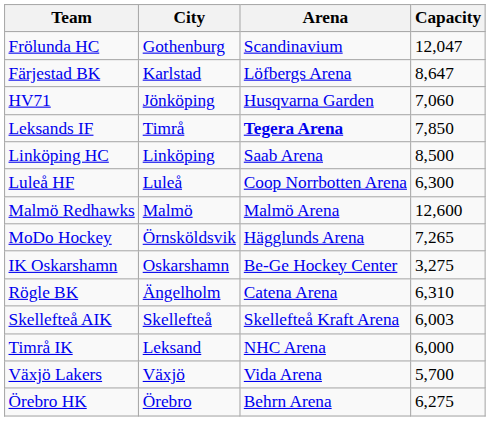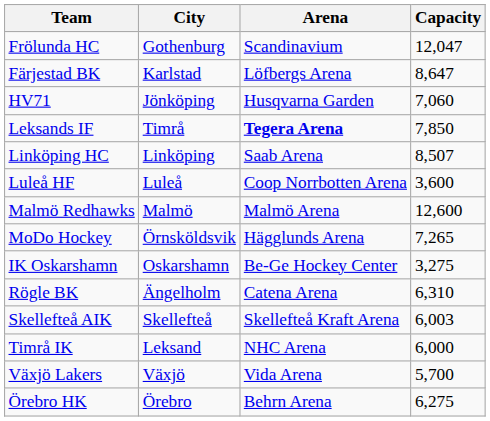(434, 155) 8,500 -> (434, 155) 8,507
(434, 182) 6,300 -> (434, 182) 3,600
